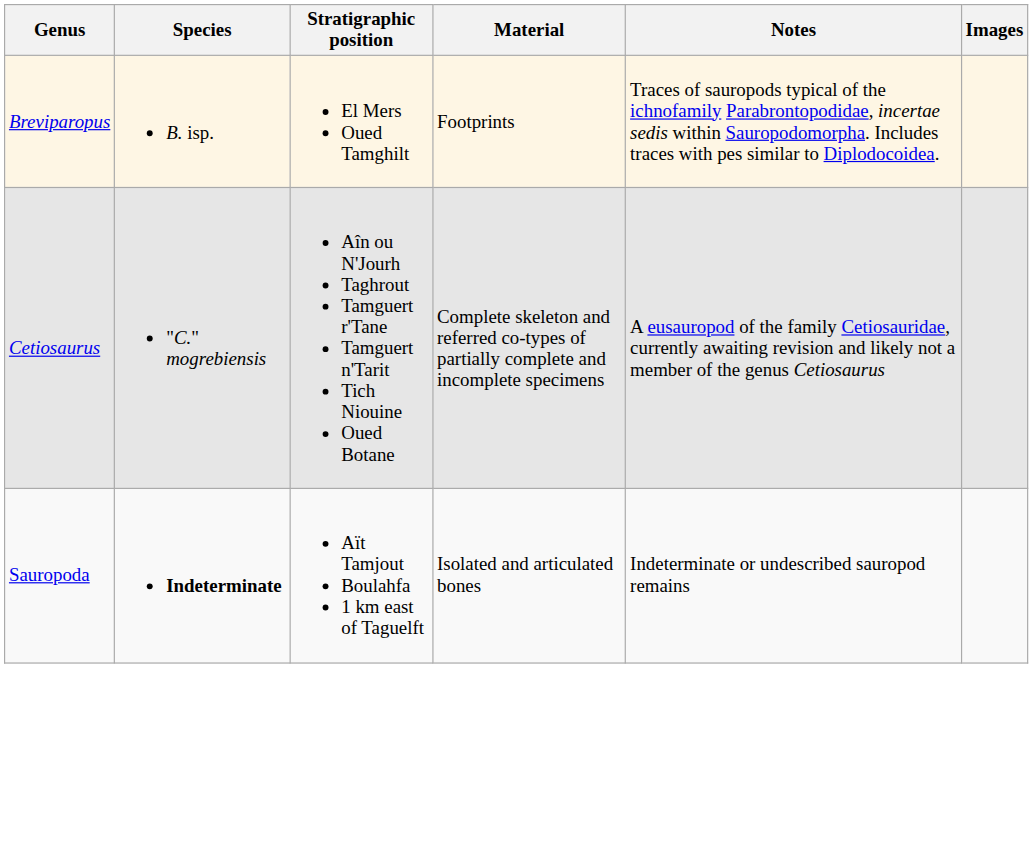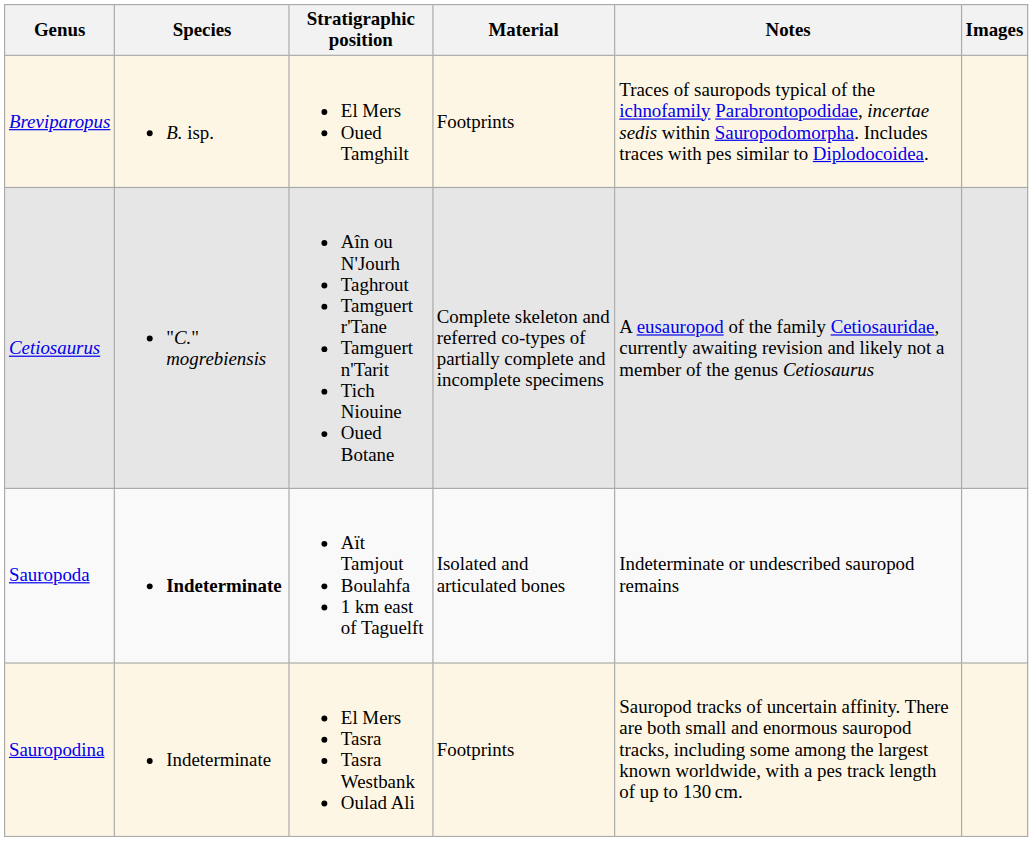+ row: (57, 749)
